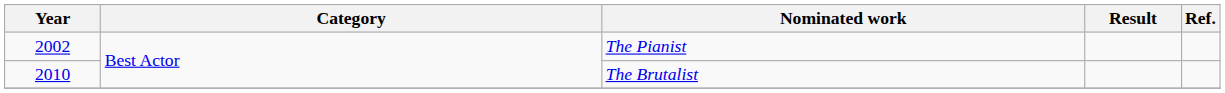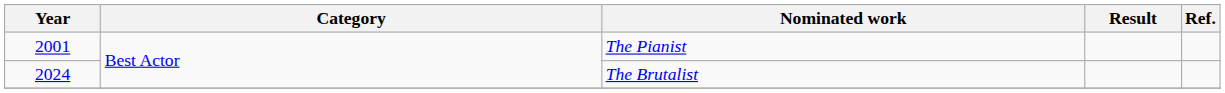(53, 46) 2002 -> (53, 46) 2001
(53, 74) 2010 -> (53, 74) 2024
